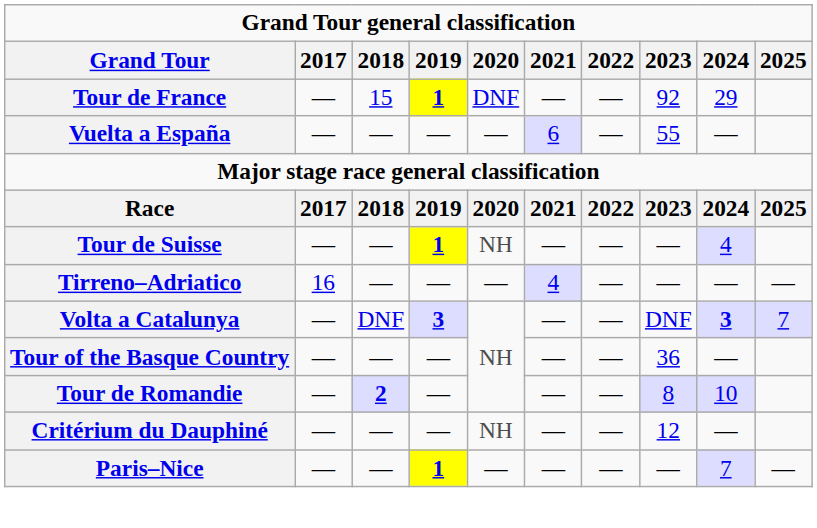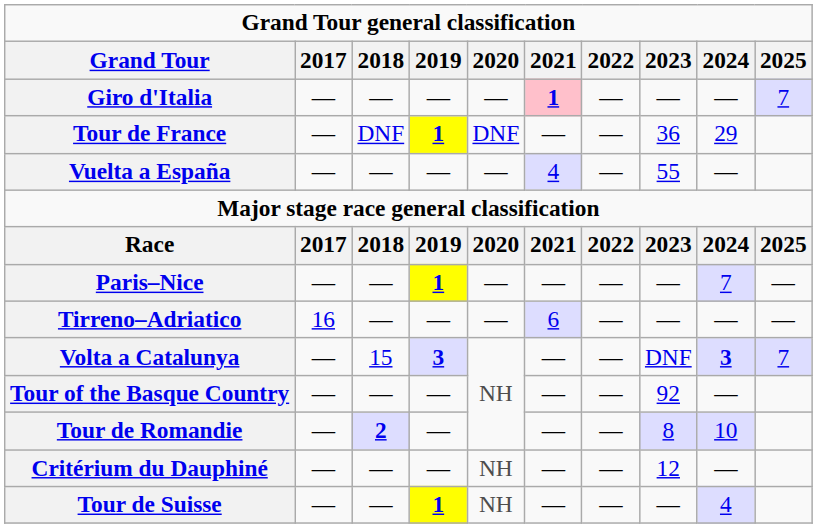+ row: (150, 97)
(381, 97) 15 -> (381, 134) DNF
(668, 97) 92 -> (668, 134) 36
(553, 134) 6 -> (553, 171) 4
rows swapped: (150, 467) <-> (150, 245)
(553, 282) 4 -> (553, 319) 6
(381, 319) DNF -> (381, 356) 15
(668, 356) 36 -> (668, 393) 92
